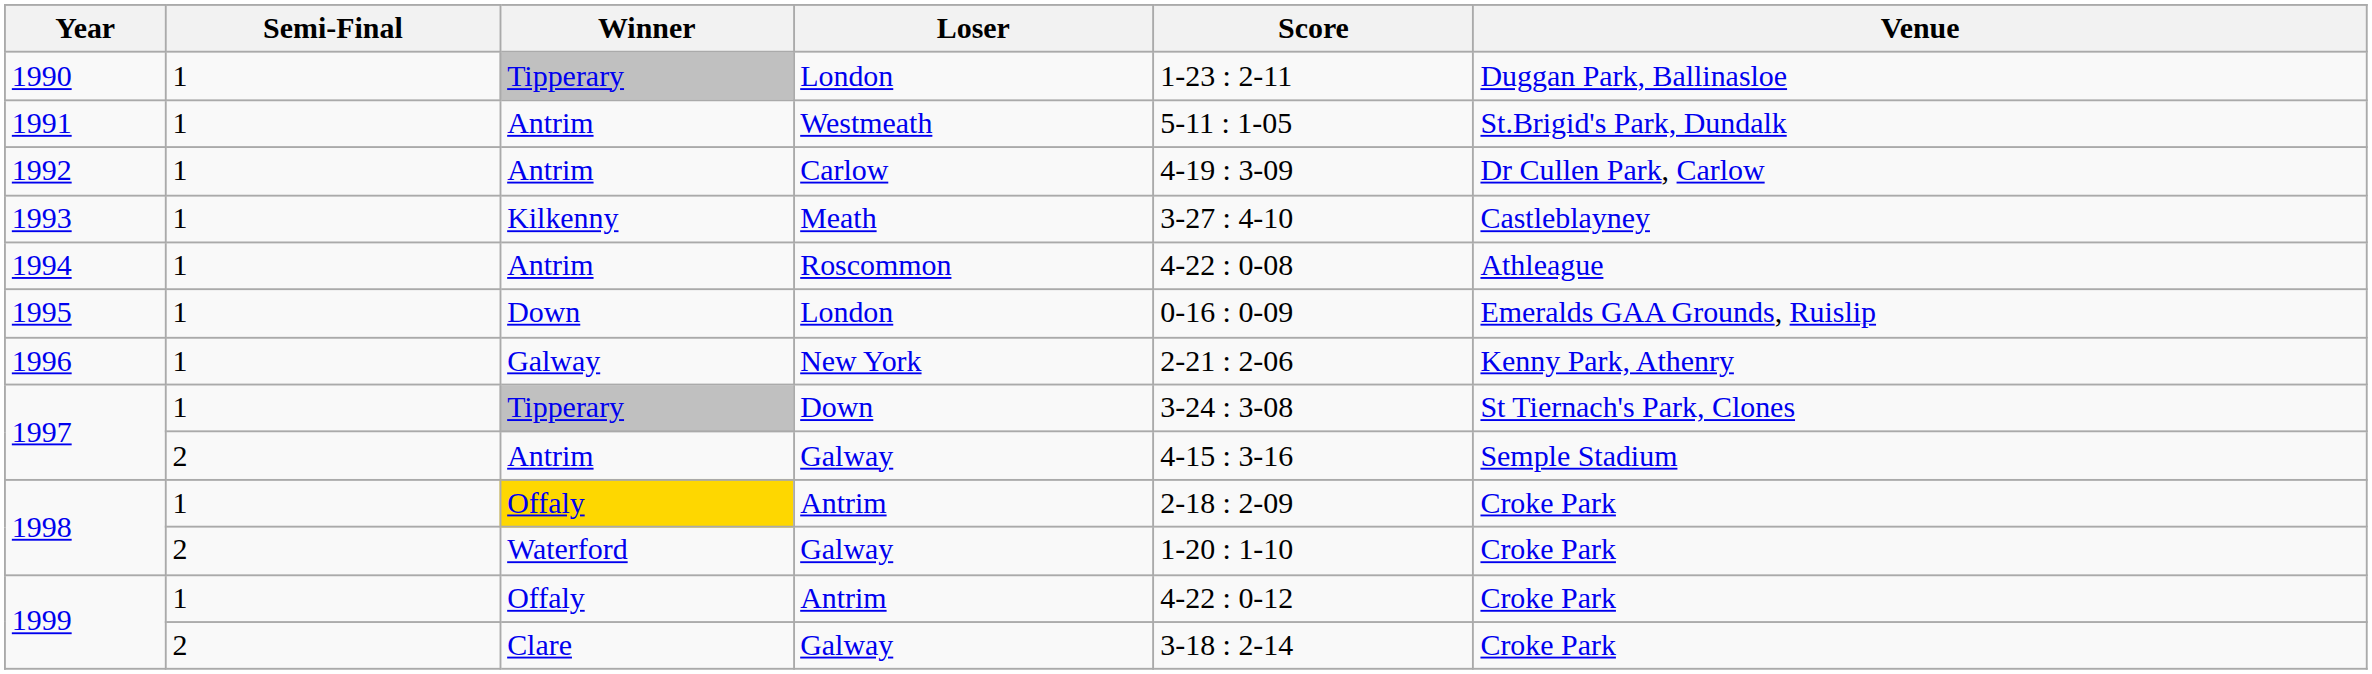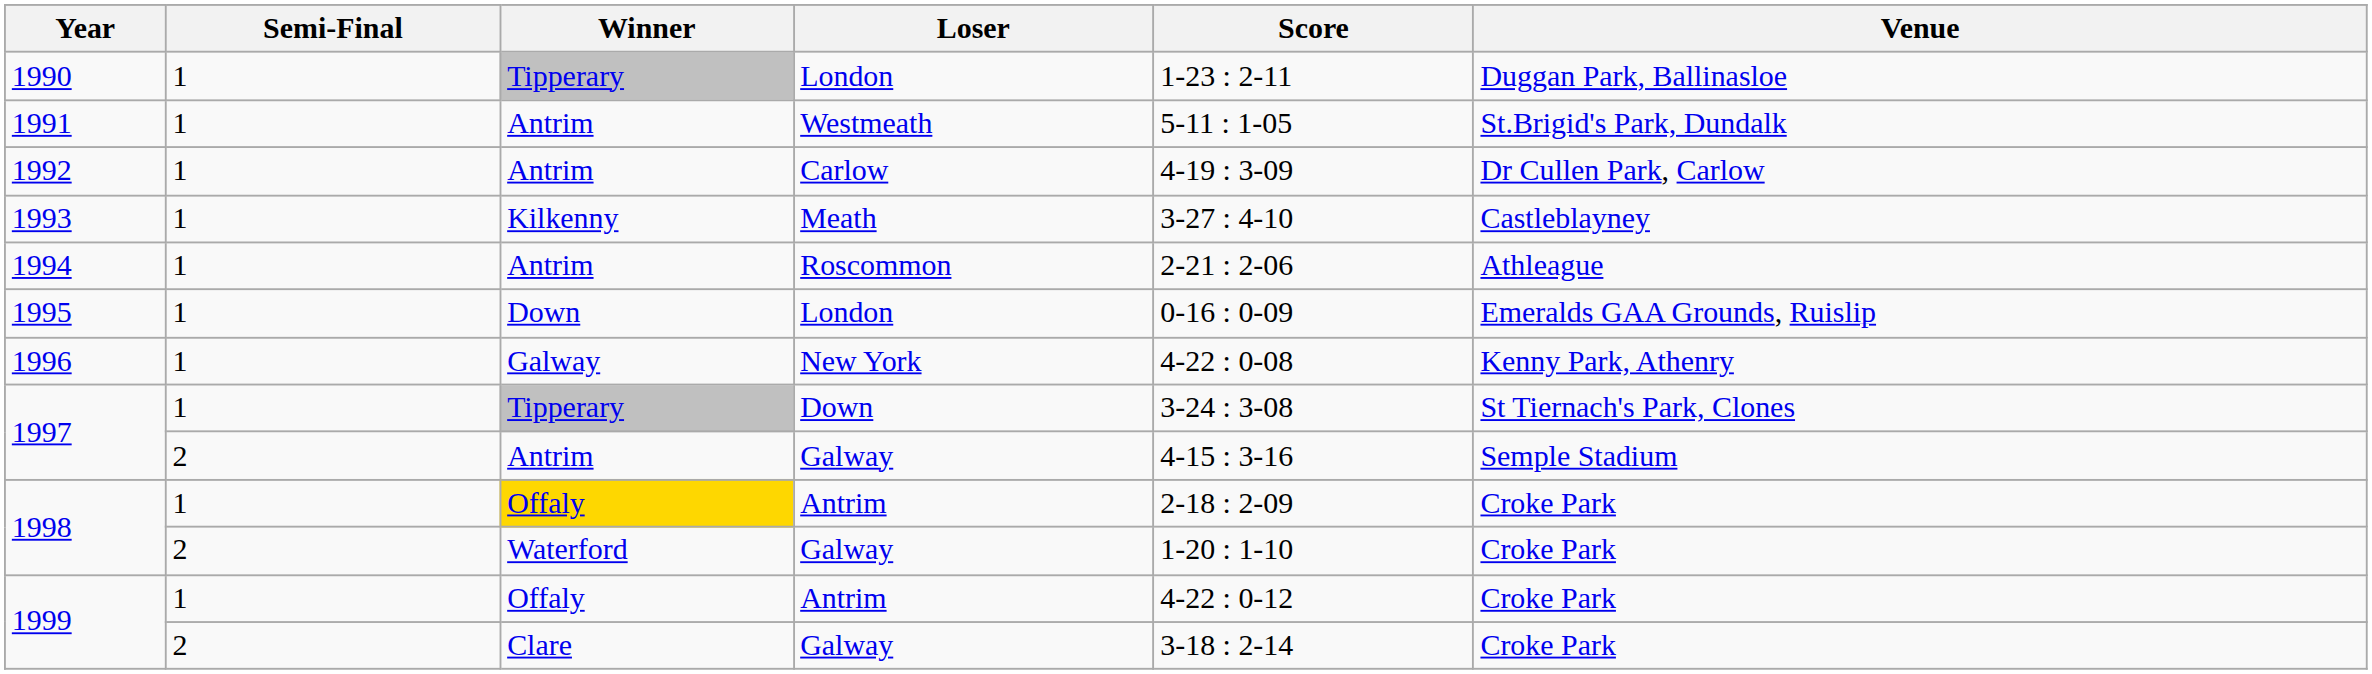(1227, 265) 4-22 : 0-08 -> (1227, 265) 2-21 : 2-06
(1227, 360) 2-21 : 2-06 -> (1227, 360) 4-22 : 0-08
